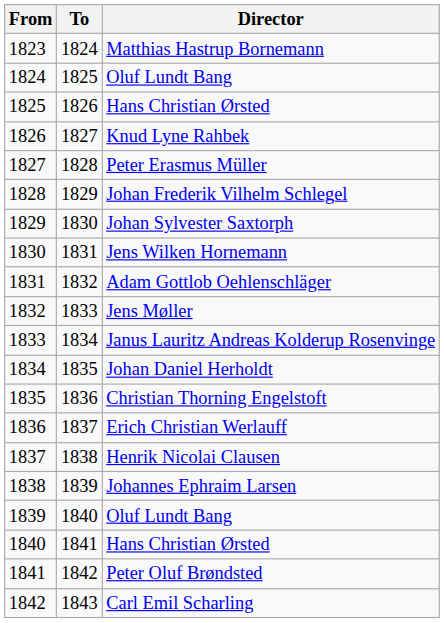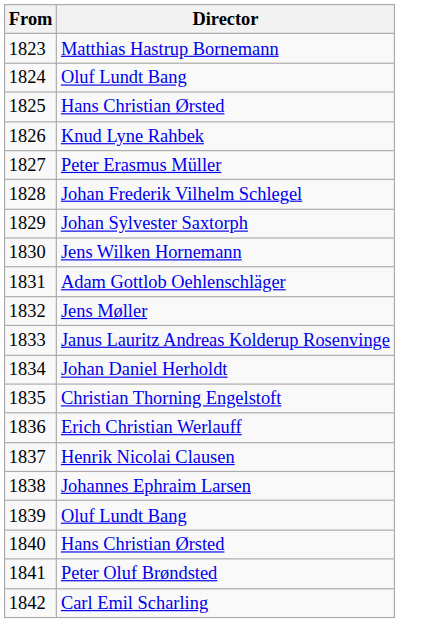- column: (79, 19)
